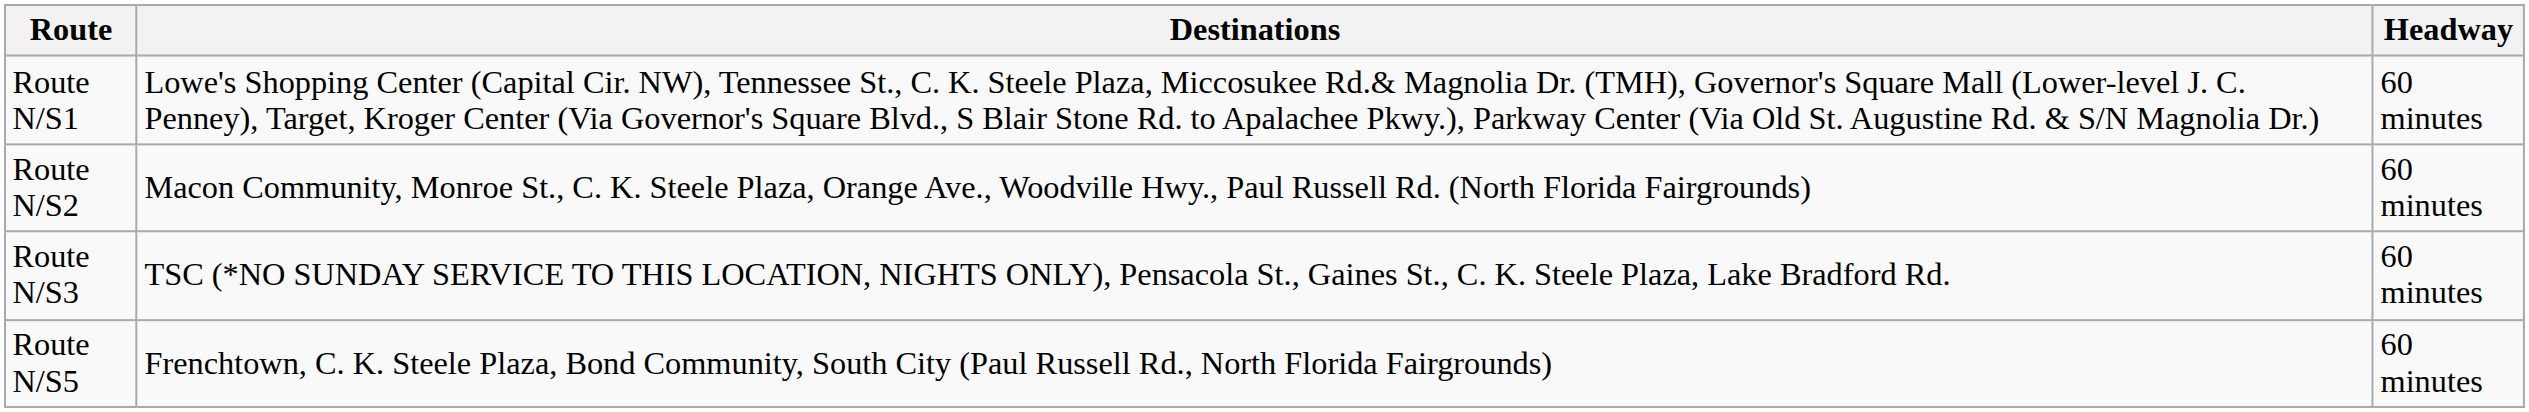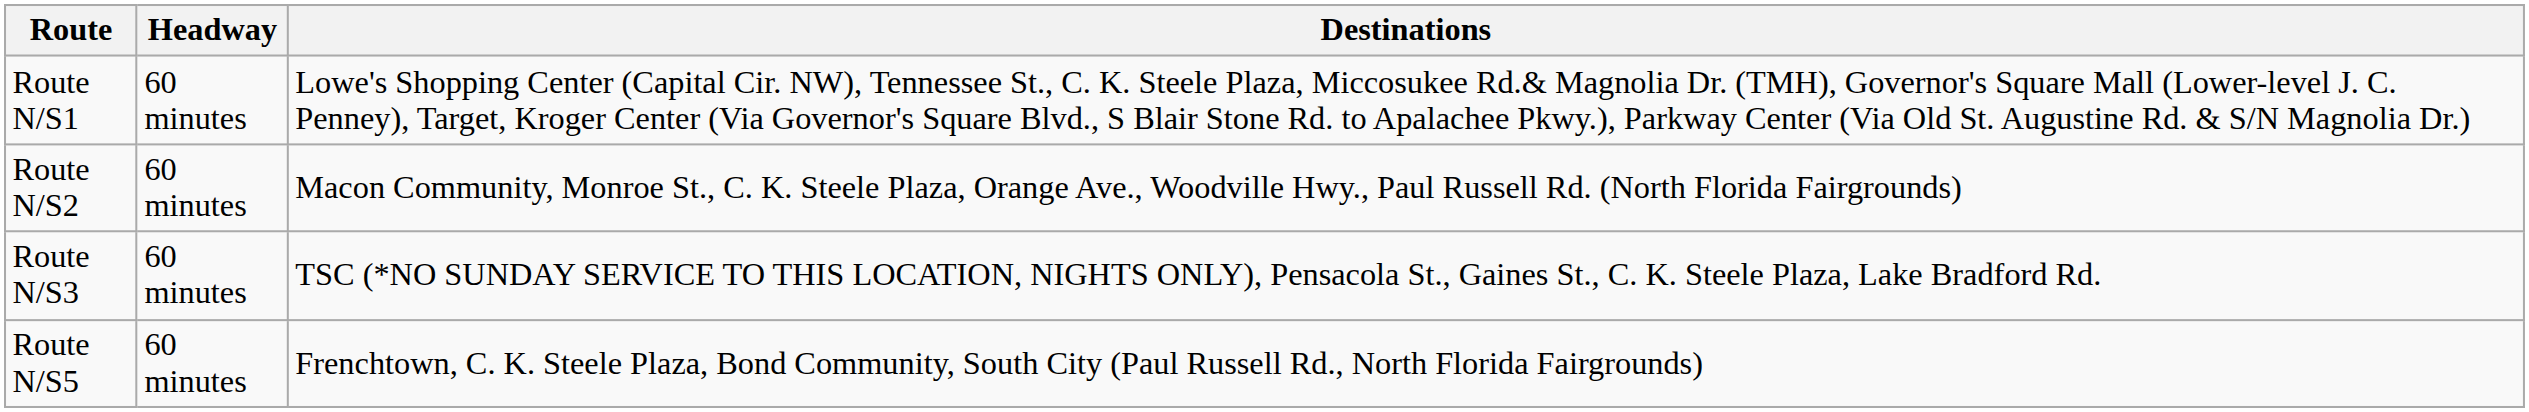columns swapped: (2448, 30) <-> (1255, 30)
